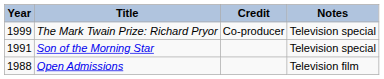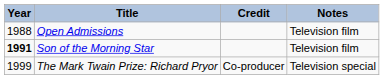rows swapped: (80, 66) <-> (127, 31)
(19, 48) normal -> (19, 48) bold
(333, 48) Television special -> (324, 48) Television film
